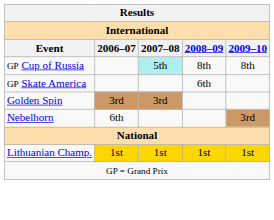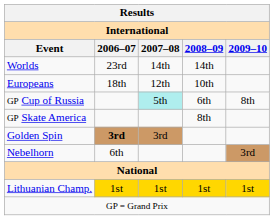+ row: (23, 65)
+ row: (30, 83)
(204, 65) 8th -> (204, 100) 6th
(204, 83) 6th -> (204, 118) 8th
(117, 100) normal -> (117, 135) bold
